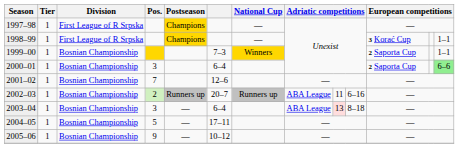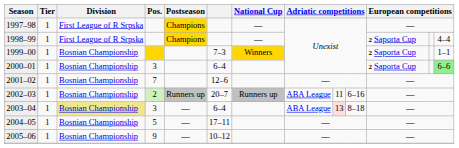(390, 38) 3 Korać Cup -> (392, 38) 2 Saporta Cup
(444, 38) 1–1 -> (444, 38) 4–4
(99, 108) no background -> (99, 108) khaki background
